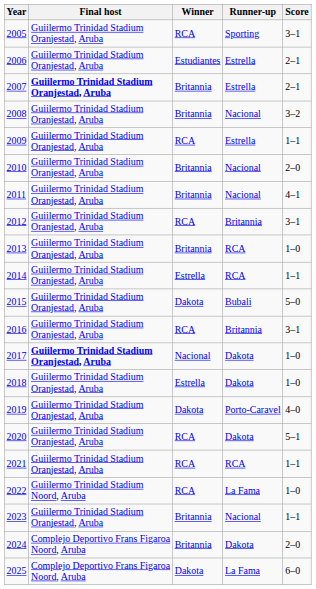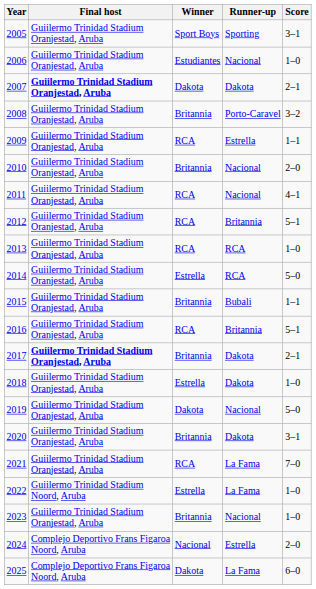(185, 33) RCA -> (197, 33) Sport Boys
(240, 60) Estrella -> (243, 60) Nacional
(293, 60) 2–1 -> (293, 60) 1–0
(193, 87) Britannia -> (189, 87) Dakota
(240, 87) Estrella -> (239, 87) Dakota
(243, 114) Nacional -> (253, 114) Porto-Caravel
(193, 195) Britannia -> (185, 195) RCA
(293, 221) 3–1 -> (293, 221) 5–1
(193, 248) Britannia -> (185, 248) RCA
(293, 275) 1–1 -> (293, 275) 5–0
(189, 302) Dakota -> (193, 302) Britannia
(293, 302) 5–0 -> (293, 302) 1–1
(293, 329) 3–1 -> (293, 329) 5–1
(193, 356) Nacional -> (193, 356) Britannia
(293, 356) 1–0 -> (293, 356) 2–1
(253, 410) Porto-Caravel -> (243, 410) Nacional
(293, 410) 4–0 -> (293, 410) 5–0
(185, 437) RCA -> (193, 437) Britannia
(293, 437) 5–1 -> (293, 437) 3–1
(235, 463) RCA -> (243, 463) La Fama
(293, 463) 1–1 -> (293, 463) 7–0
(185, 490) RCA -> (190, 490) Estrella
(293, 517) 1–1 -> (293, 517) 1–0
(193, 544) Britannia -> (193, 544) Nacional
(239, 544) Dakota -> (240, 544) Estrella
